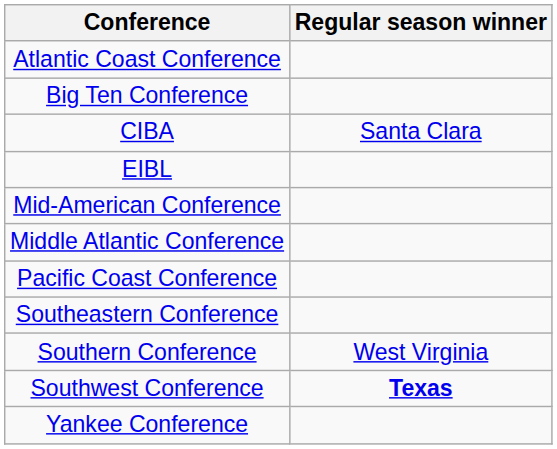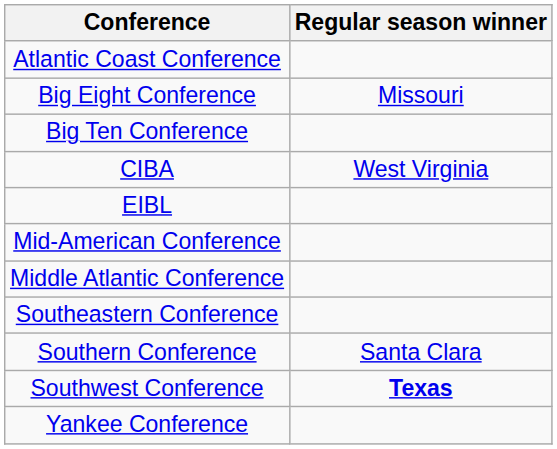+ row: (147, 95)
(421, 132) Santa Clara -> (421, 168) West Virginia
- row: (147, 278)
(421, 351) West Virginia -> (421, 351) Santa Clara
